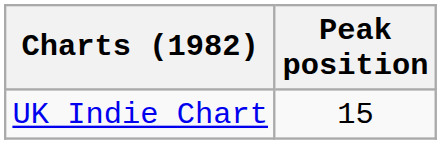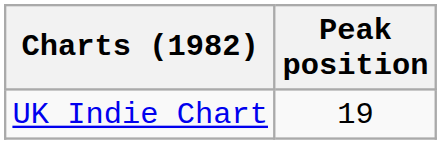(355, 115) 15 -> (355, 115) 19
